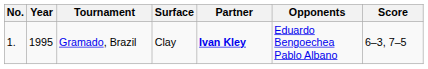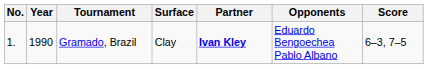(41, 42) 1995 -> (41, 42) 1990
